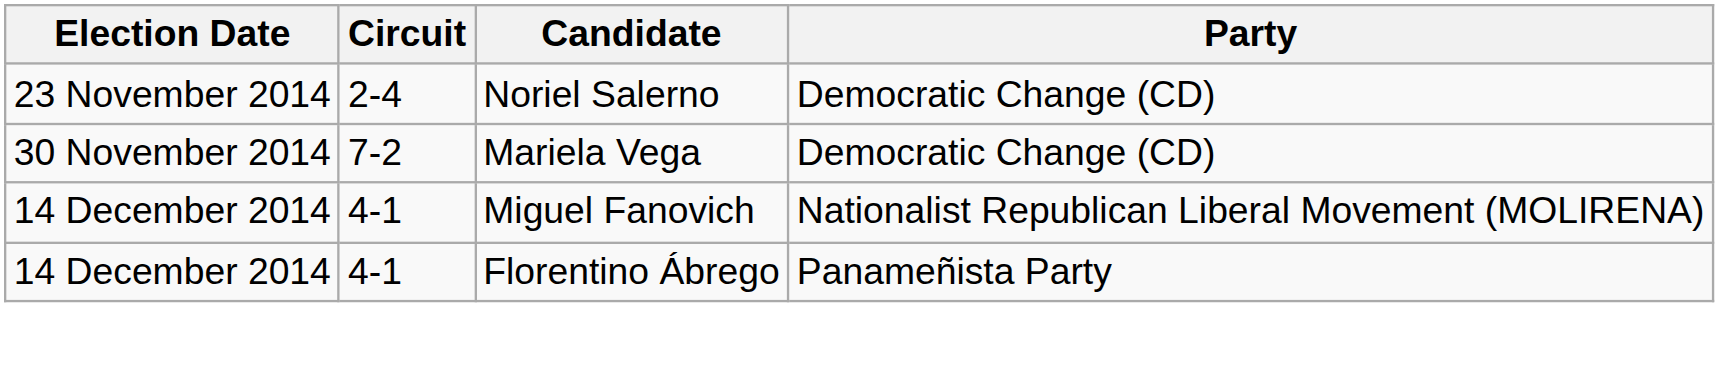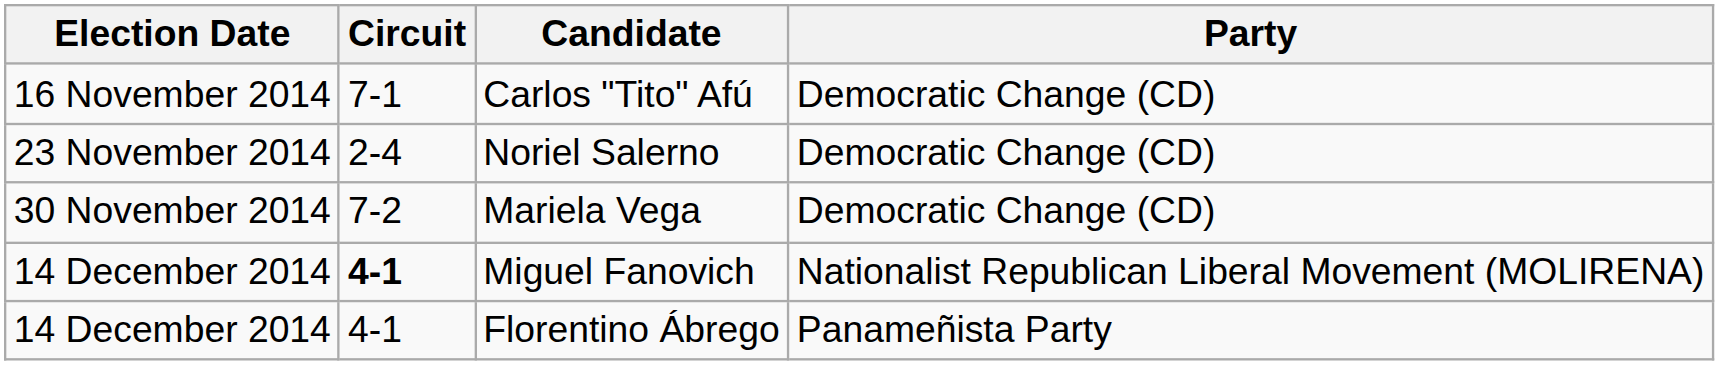+ row: (618, 93)
(375, 211) normal -> (375, 270) bold
